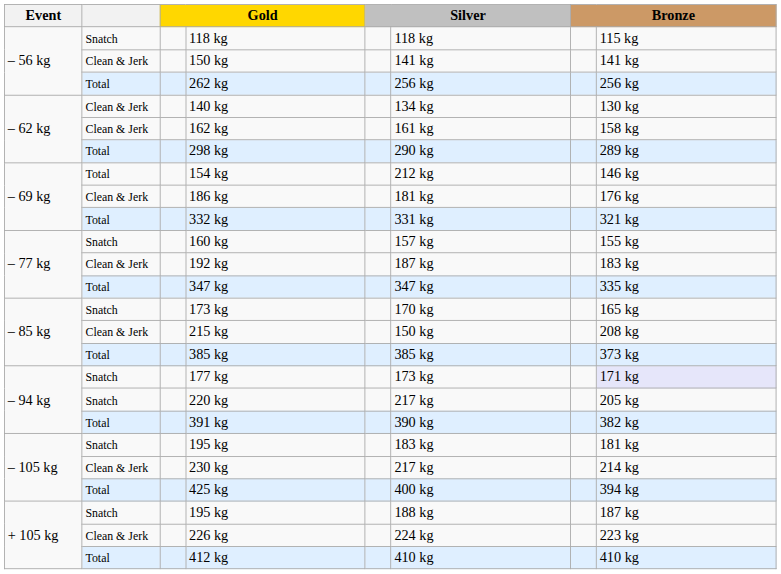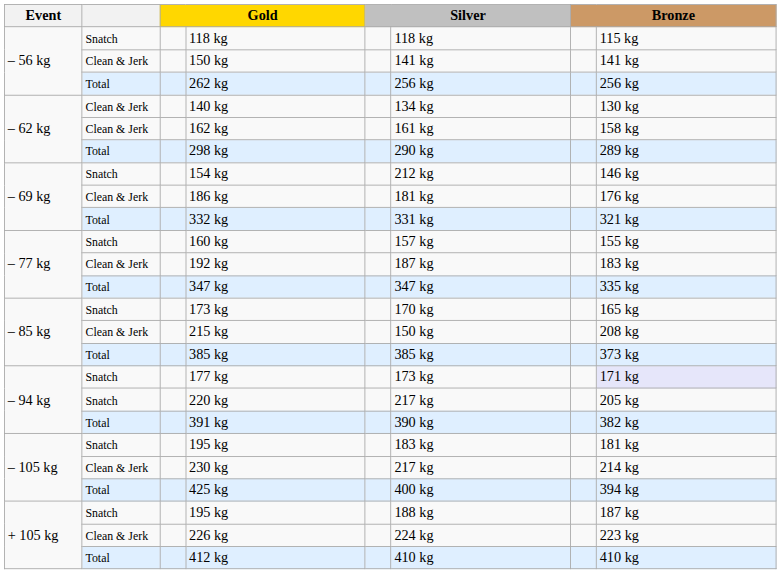(98, 174) Total -> (102, 174) Snatch
